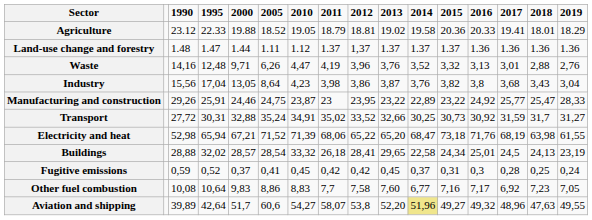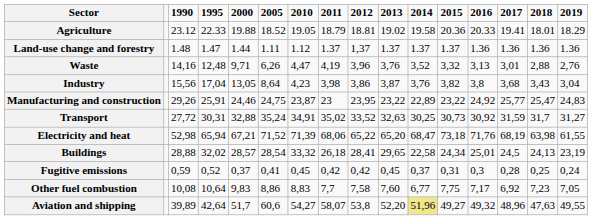(573, 100) 28,33 -> (573, 100) 24,83
(393, 118) 32,66 -> (393, 118) 32,63
(450, 188) 7,16 -> (450, 188) 7,75
